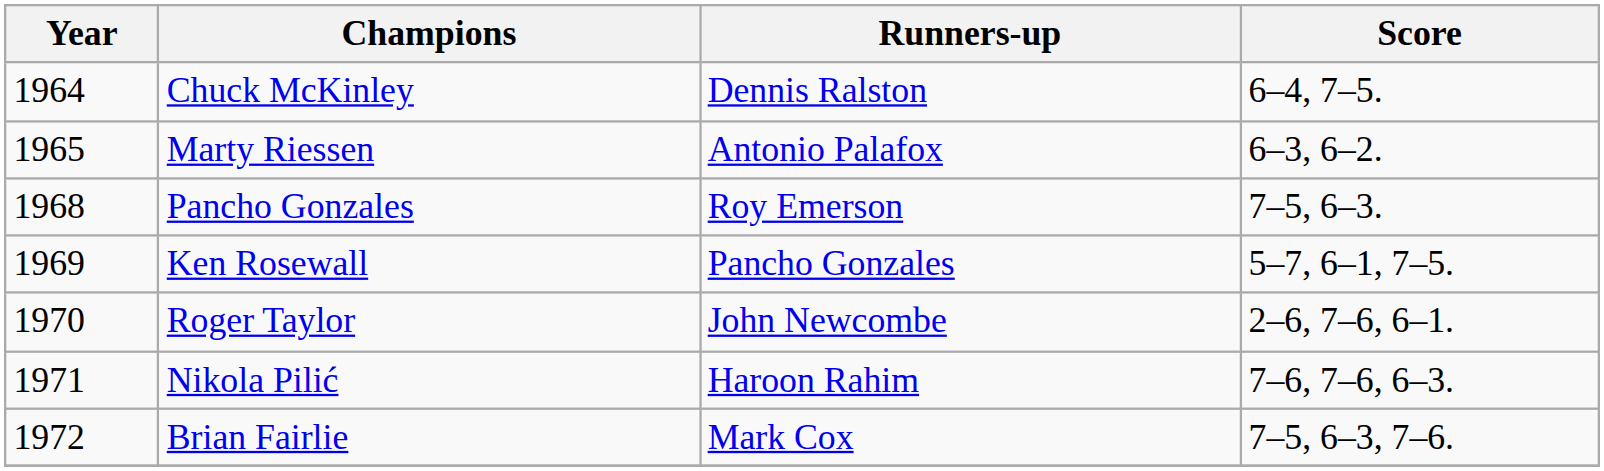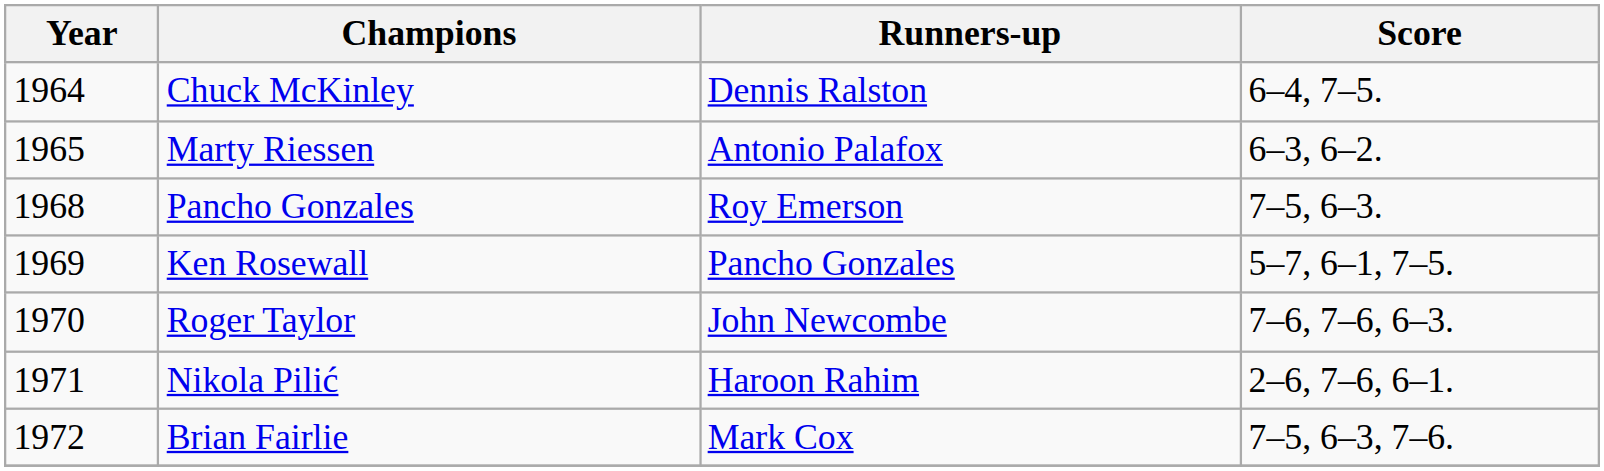(1351, 320) 2–6, 7–6, 6–1. -> (1351, 320) 7–6, 7–6, 6–3.
(1351, 378) 7–6, 7–6, 6–3. -> (1351, 378) 2–6, 7–6, 6–1.
